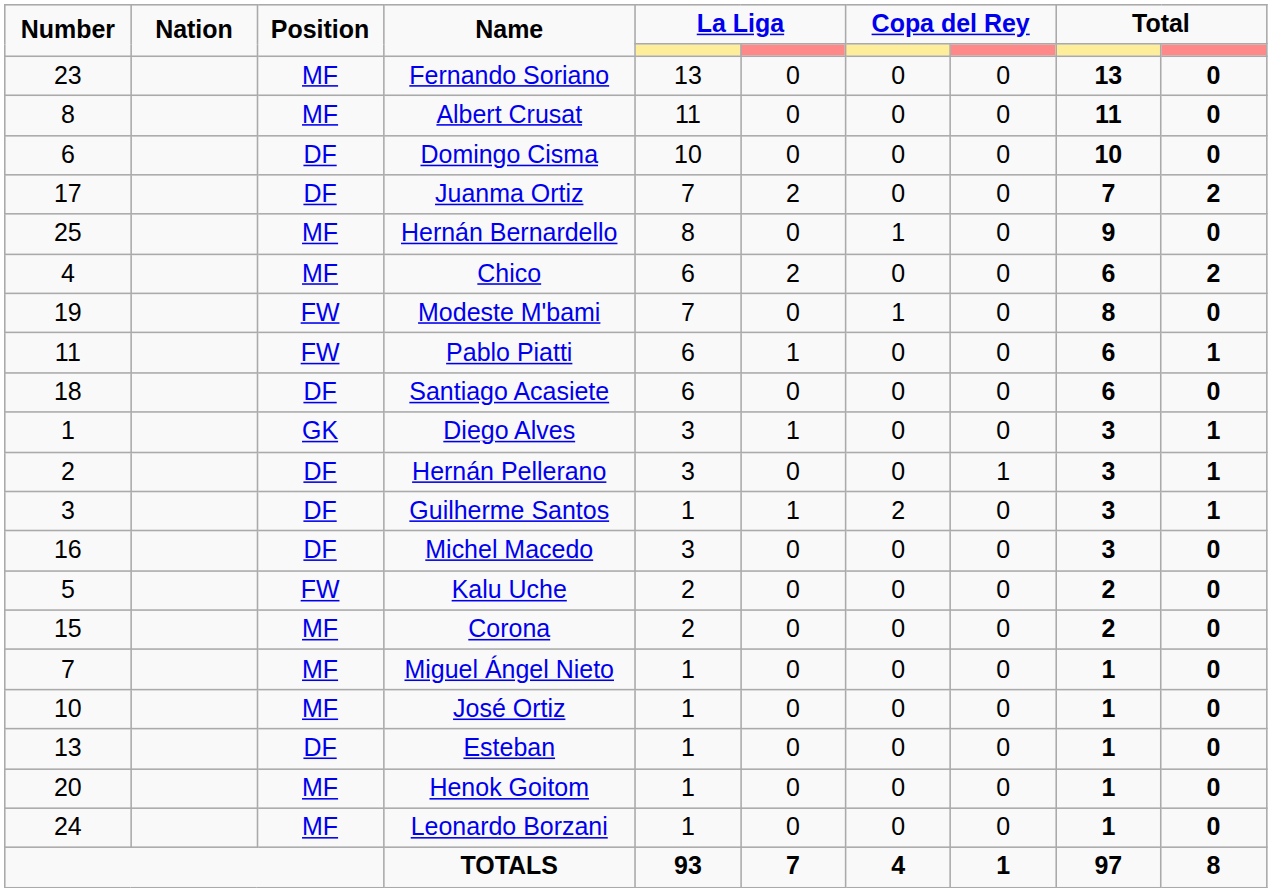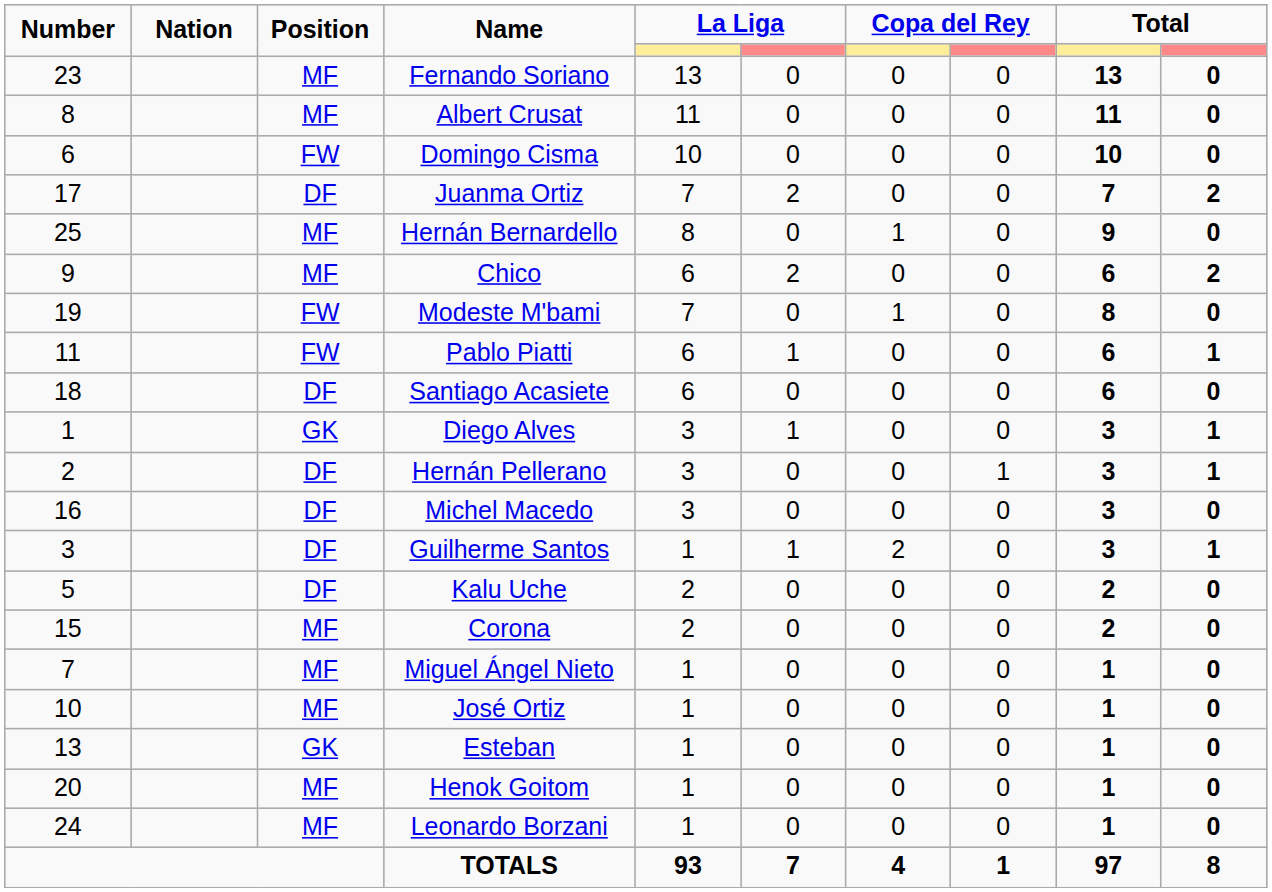(320, 154) DF -> (320, 154) FW
(68, 273) 4 -> (68, 273) 9
rows swapped: (509, 510) <-> (509, 550)
(320, 589) FW -> (320, 589) DF
(320, 748) DF -> (320, 748) GK
